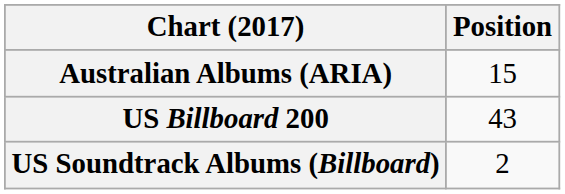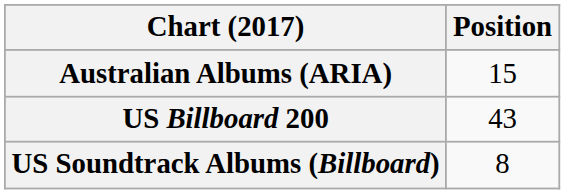(503, 164) 2 -> (503, 164) 8
